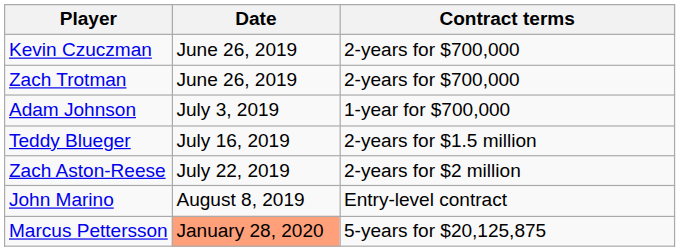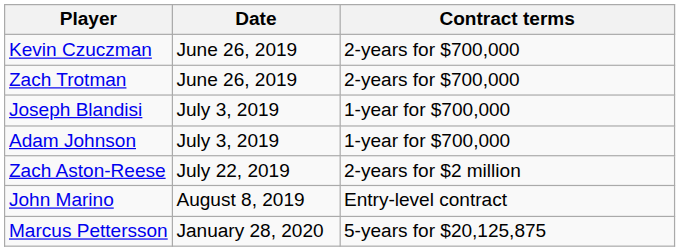+ row: (76, 110)
- row: (70, 140)
(250, 230) lightsalmon background -> (250, 230) no background
